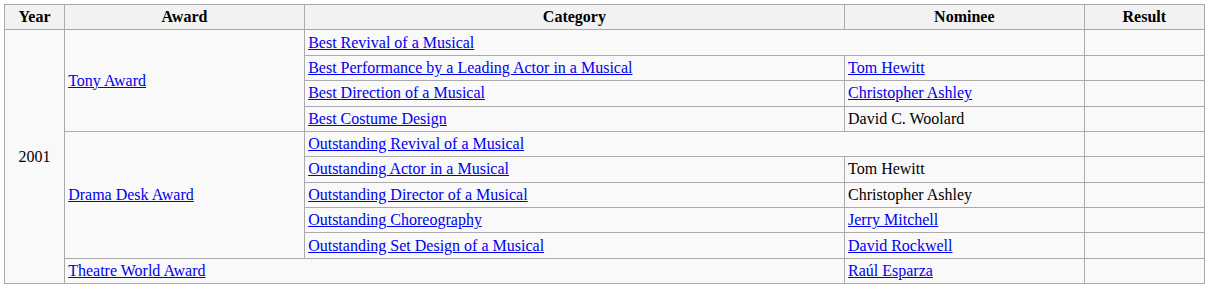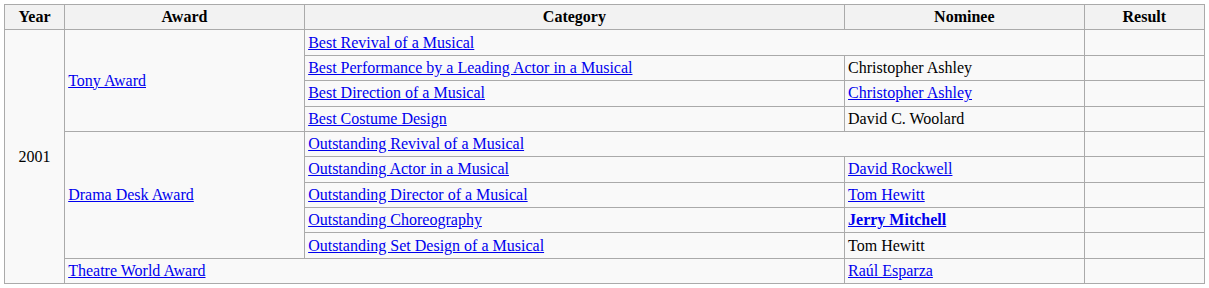(886, 67) Tom Hewitt -> (910, 67) Christopher Ashley
(886, 169) Tom Hewitt -> (900, 169) David Rockwell
(910, 194) Christopher Ashley -> (886, 194) Tom Hewitt
(893, 220) normal -> (897, 220) bold
(900, 245) David Rockwell -> (886, 245) Tom Hewitt
